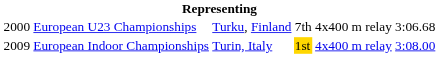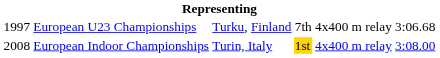(17, 27) 2000 -> (17, 27) 1997
(17, 45) 2009 -> (17, 45) 2008
